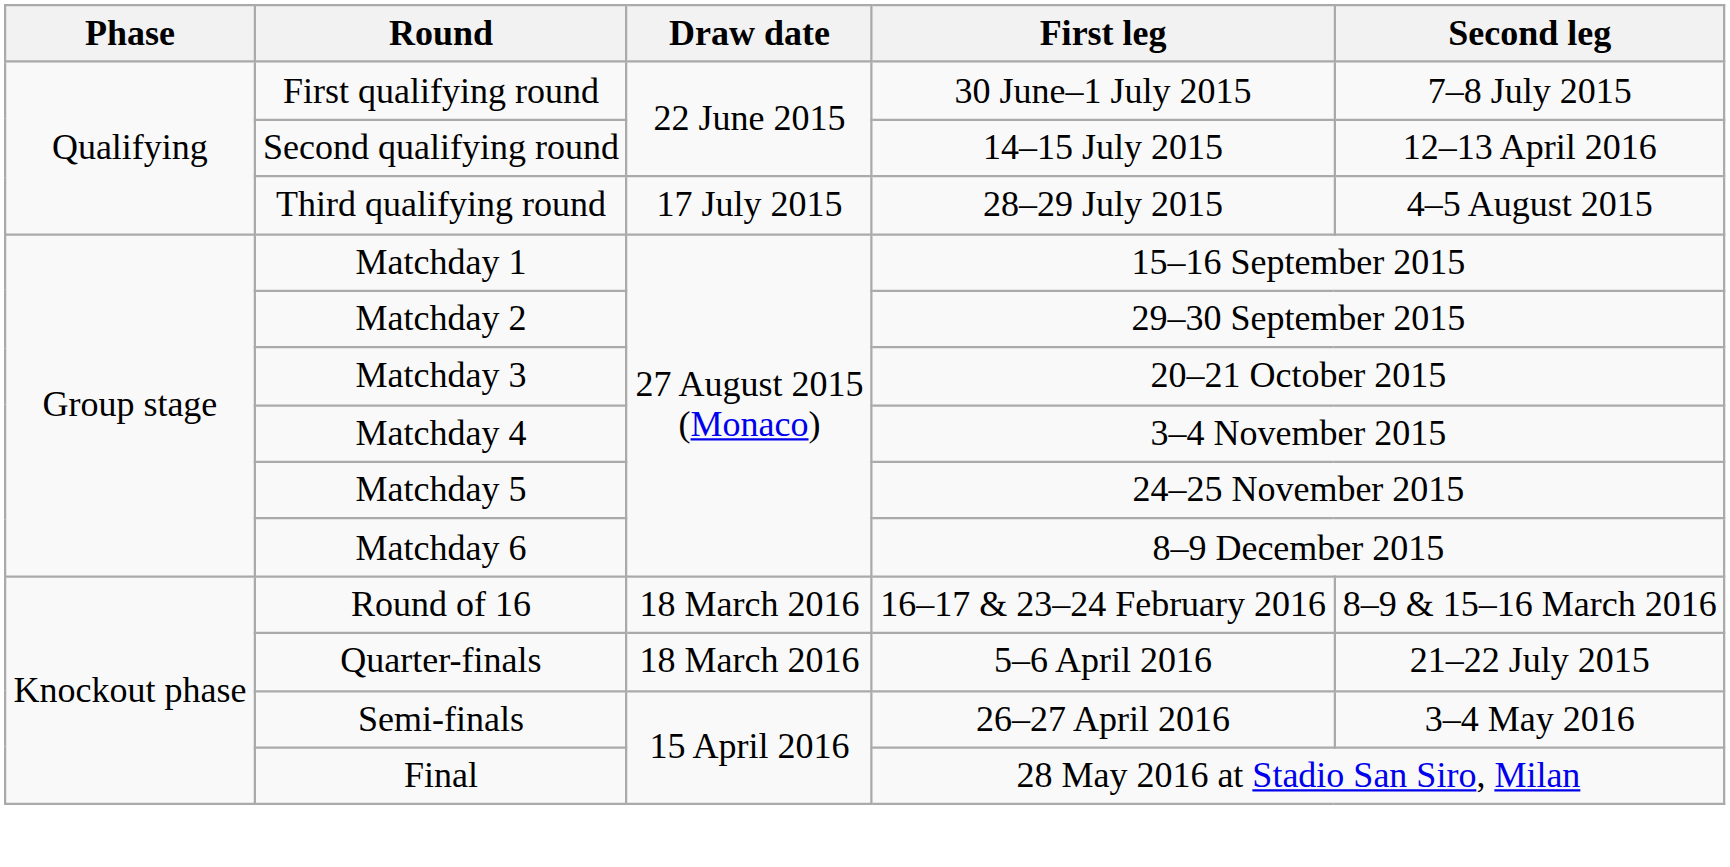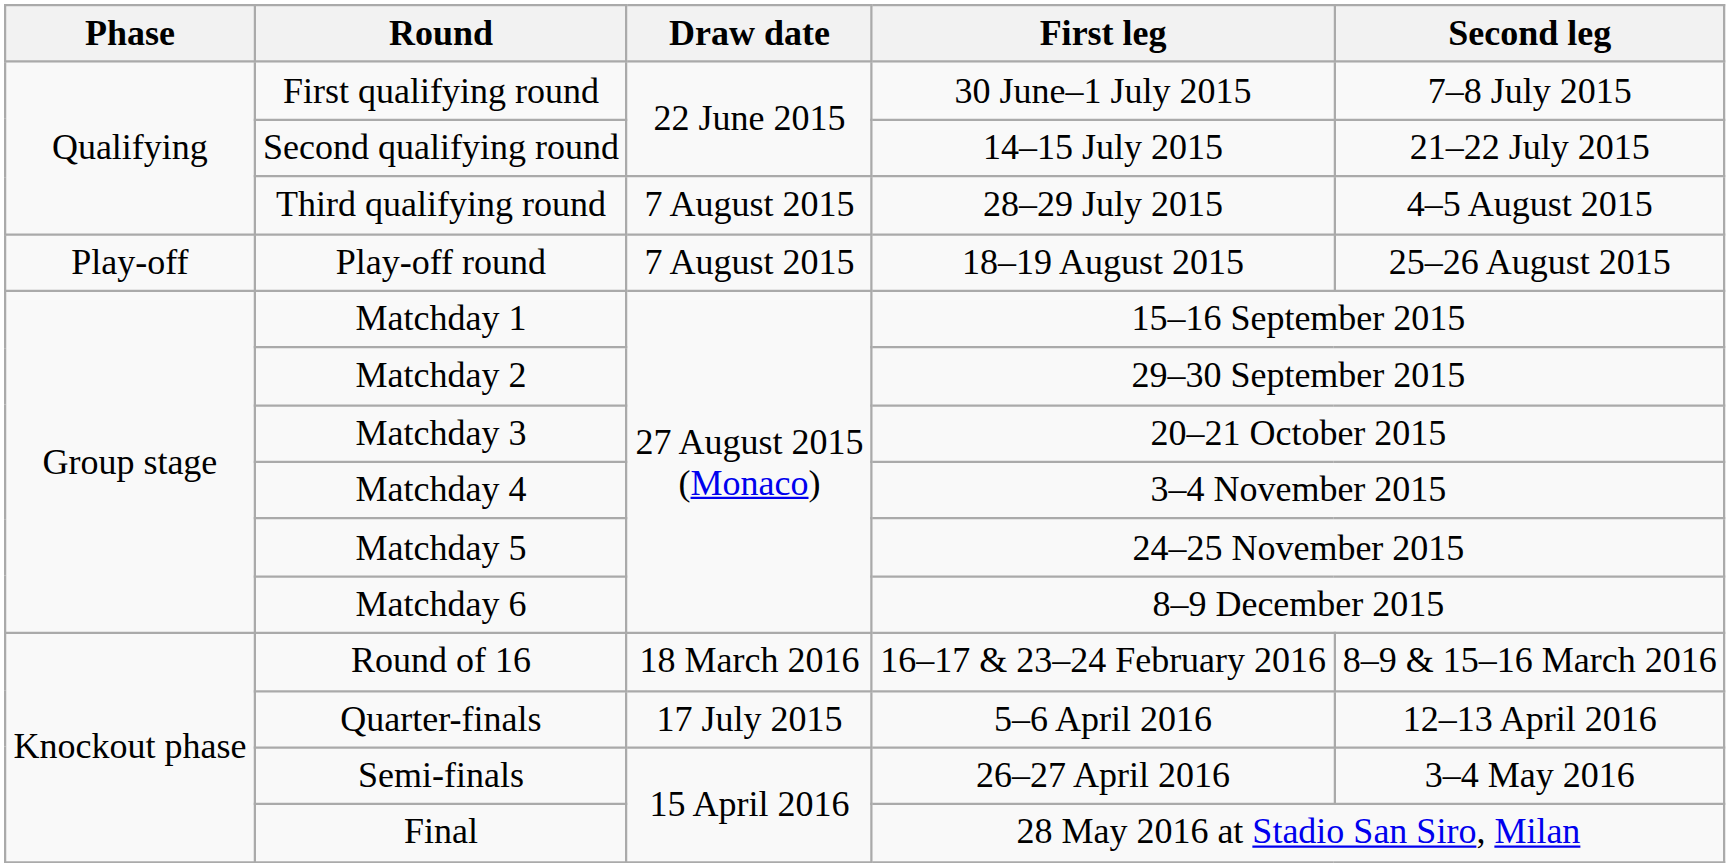(1530, 147) 12–13 April 2016 -> (1530, 147) 21–22 July 2015
(750, 204) 17 July 2015 -> (750, 204) 7 August 2015
+ row: (441, 261)
(750, 661) 18 March 2016 -> (750, 718) 17 July 2015
(1530, 661) 21–22 July 2015 -> (1530, 718) 12–13 April 2016
